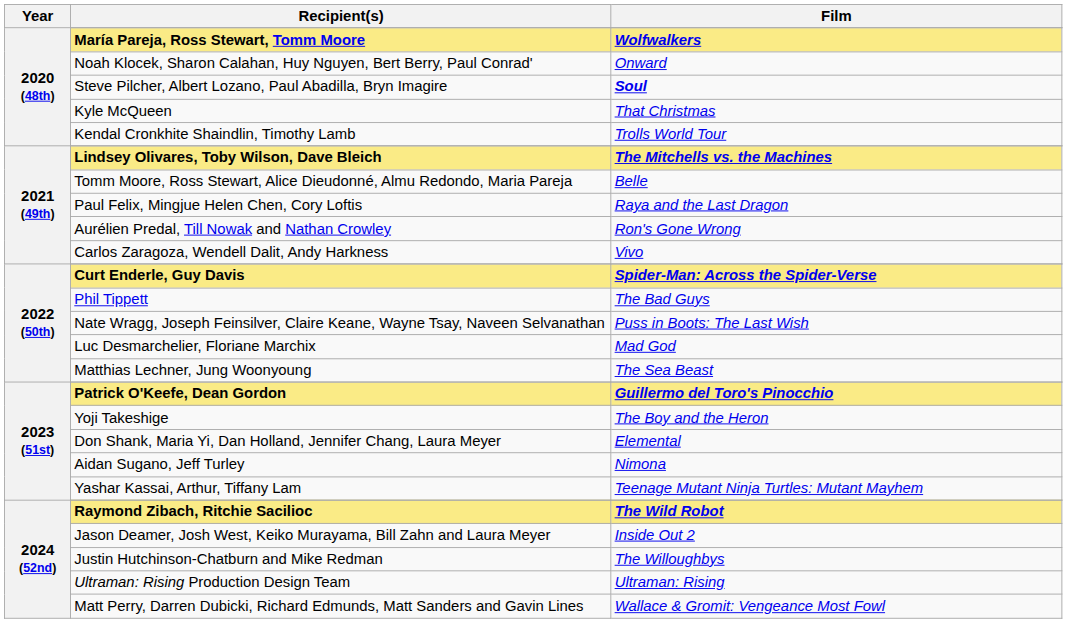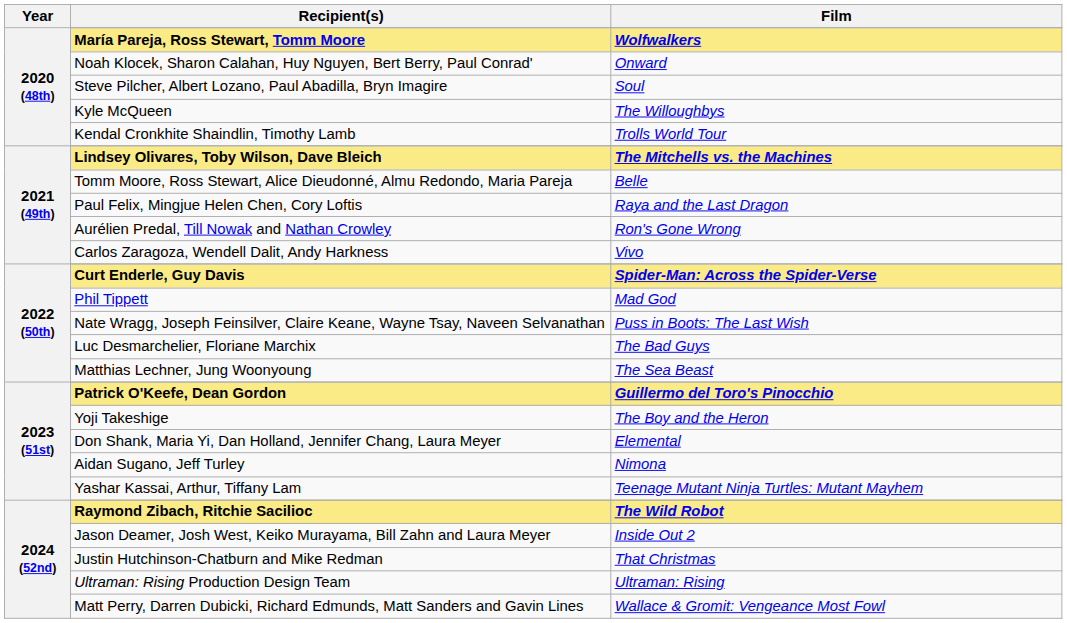(631, 87) bold -> (630, 87) normal
(665, 110) That Christmas -> (670, 110) The Willoughbys
(662, 299) The Bad Guys -> (645, 299) Mad God
(645, 346) Mad God -> (662, 346) The Bad Guys
(670, 559) The Willoughbys -> (665, 559) That Christmas
